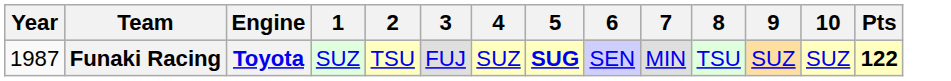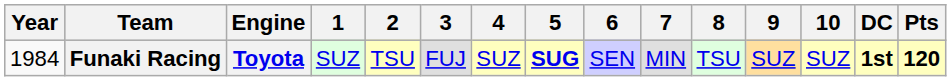+ column: (877, 23)
(35, 58) 1987 -> (35, 58) 1984
(879, 58) 122 -> (922, 58) 120
